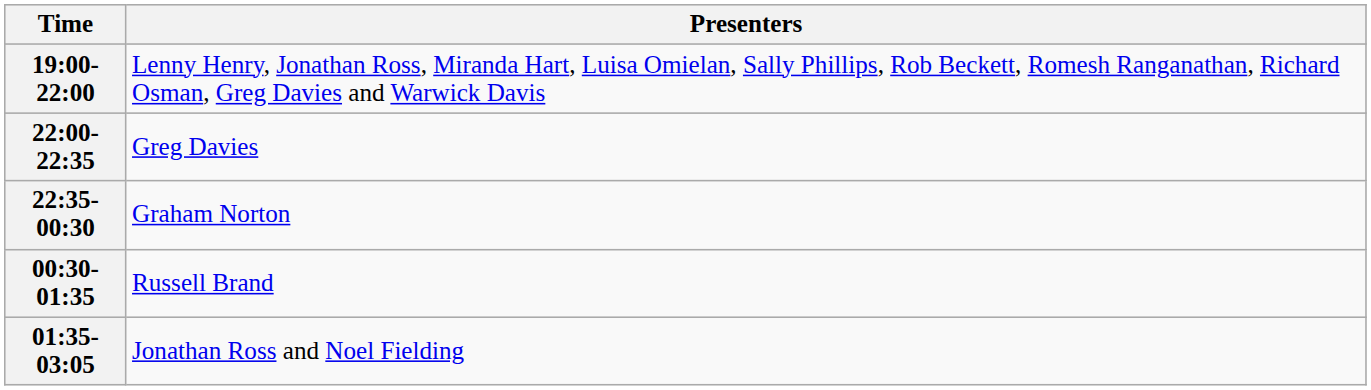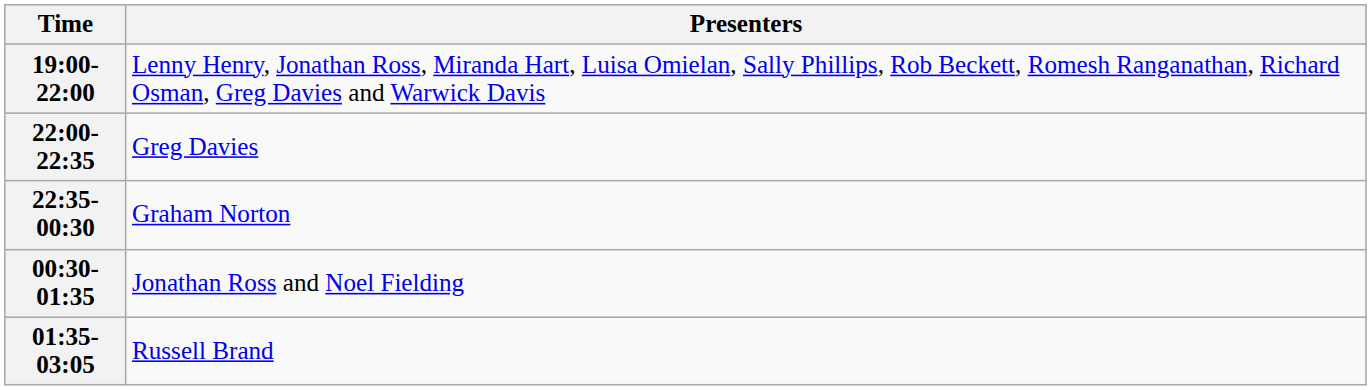(203, 282) Russell Brand -> (298, 282) Jonathan Ross and Noel Fielding
(298, 350) Jonathan Ross and Noel Fielding -> (203, 350) Russell Brand
